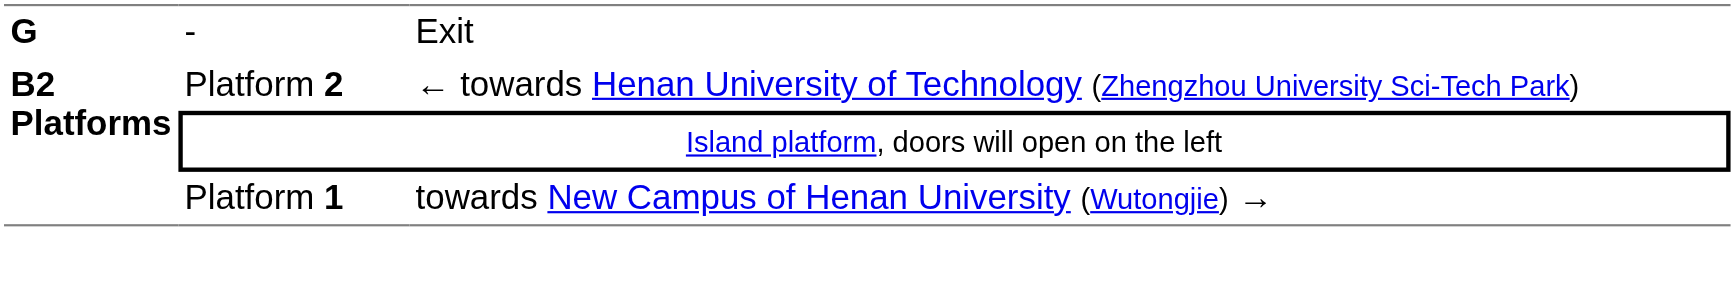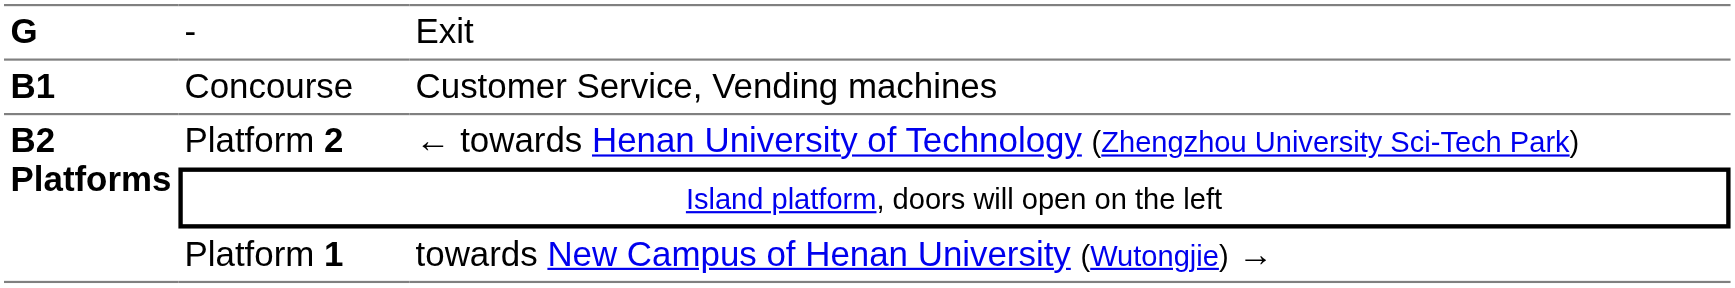+ row: (269, 86)
